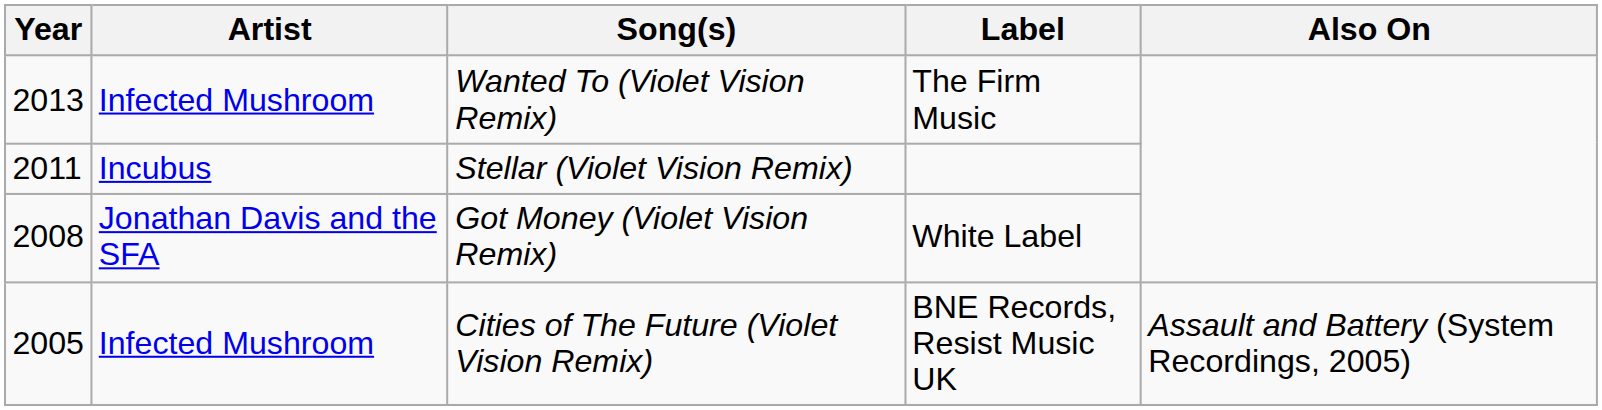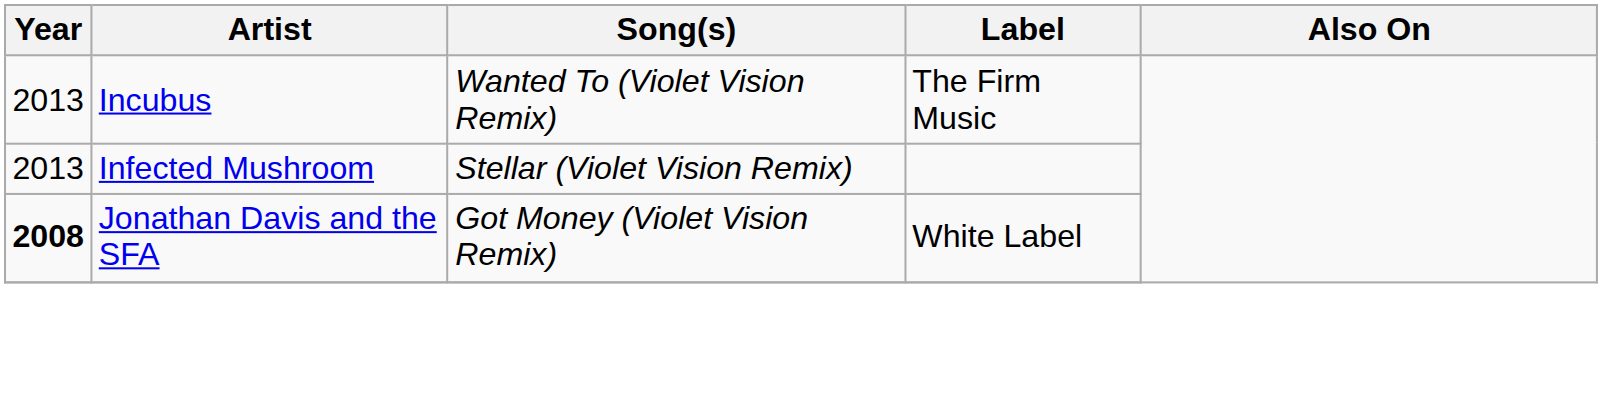(236, 99) Infected Mushroom -> (155, 99) Incubus
(47, 168) 2011 -> (48, 168) 2013
(155, 168) Incubus -> (236, 168) Infected Mushroom
(48, 237) normal -> (48, 237) bold
- row: (646, 342)
